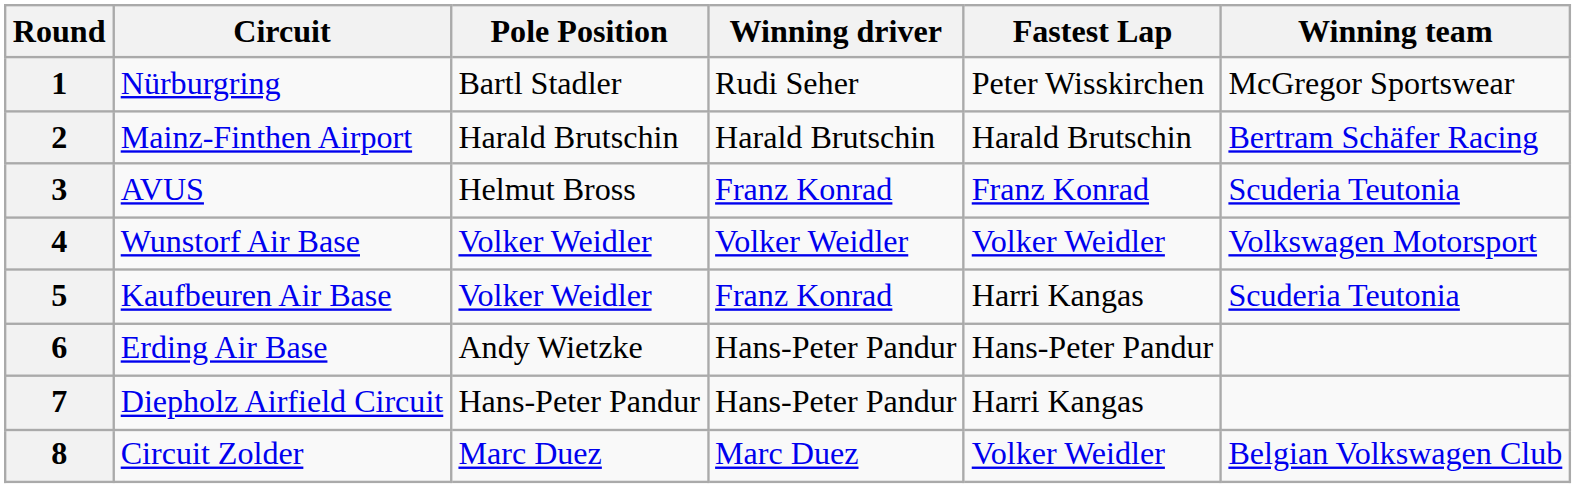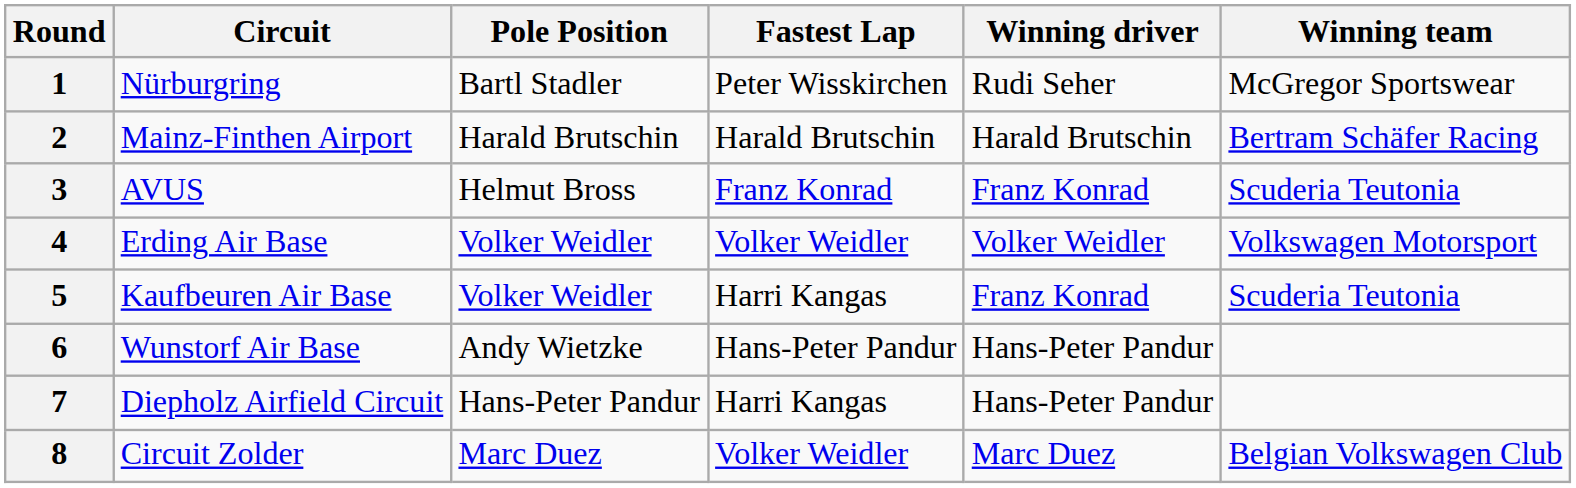columns swapped: (1092, 30) <-> (836, 30)
(240, 242) Wunstorf Air Base -> (224, 242) Erding Air Base
(224, 348) Erding Air Base -> (240, 348) Wunstorf Air Base
